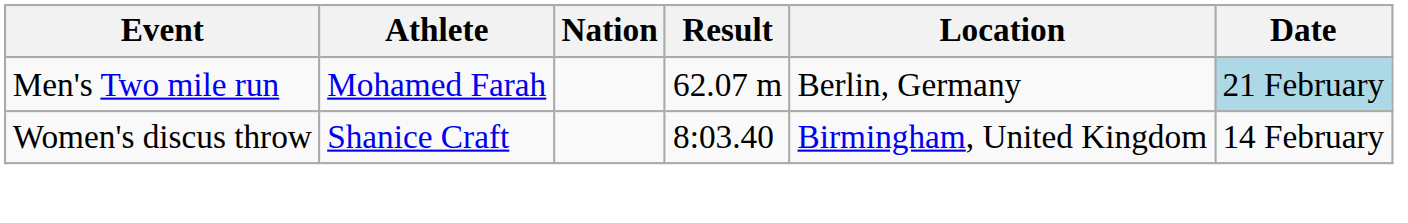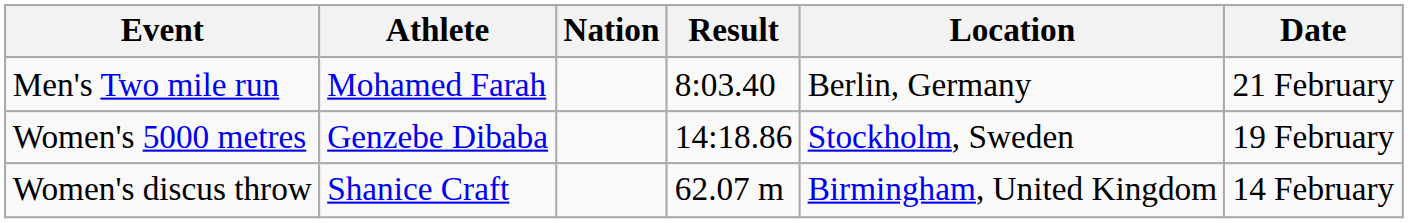(728, 83) 62.07 m -> (725, 83) 8:03.40
(1303, 83) lightblue background -> (1313, 83) no background
+ row: (159, 136)
(723, 136) 8:03.40 -> (729, 189) 62.07 m
